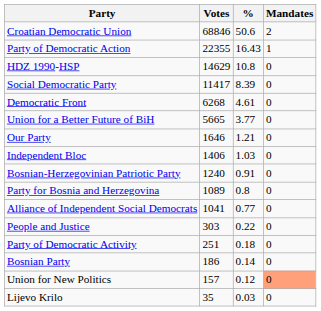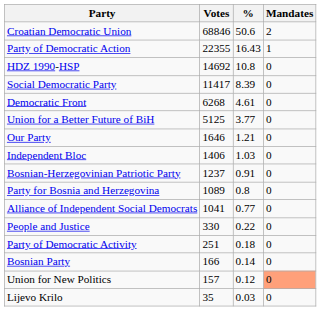(216, 66) 14629 -> (216, 66) 14692
(214, 119) 5665 -> (214, 119) 5125
(214, 173) 1240 -> (214, 173) 1237
(211, 226) 303 -> (211, 226) 330
(211, 262) 186 -> (211, 262) 166
